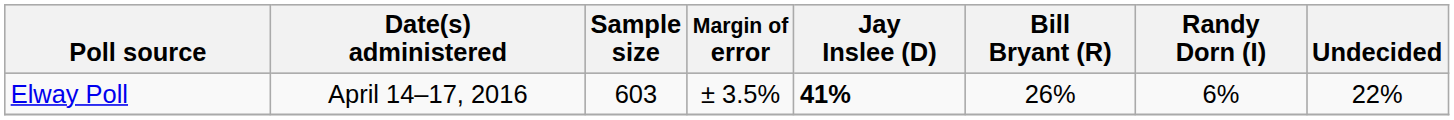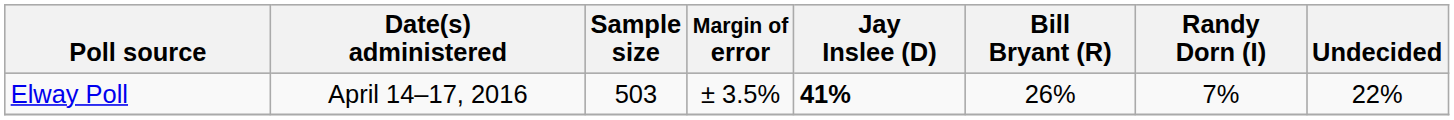(636, 93) 603 -> (636, 93) 503
(1221, 93) 6% -> (1221, 93) 7%
